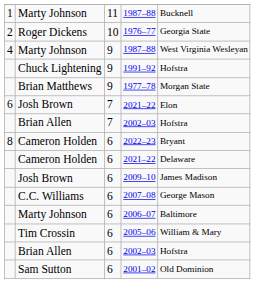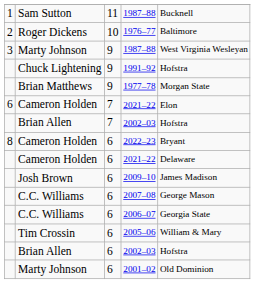(52, 13) Marty Johnson -> (45, 13) Sam Sutton
(185, 31) Georgia State -> (178, 31) Baltimore
(10, 50) 4 -> (10, 50) 3
(45, 104) Josh Brown -> (58, 104) Cameron Holden
(52, 214) Marty Johnson -> (51, 214) C.C. Williams
(178, 214) Baltimore -> (185, 214) Georgia State
(45, 269) Sam Sutton -> (52, 269) Marty Johnson
